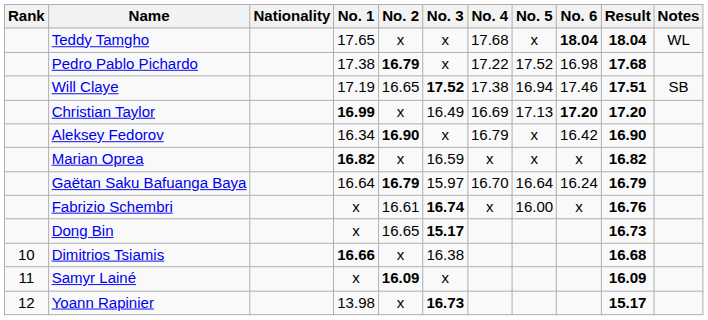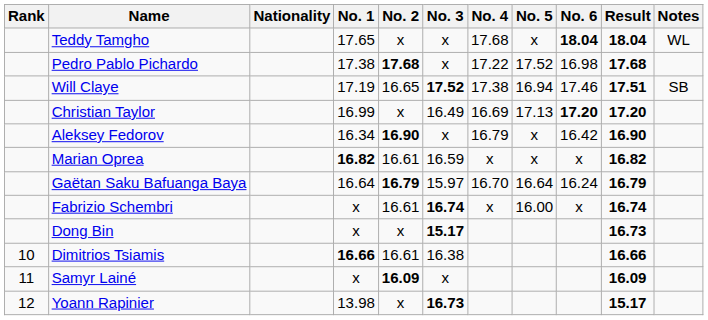(401, 64) 16.79 -> (401, 64) 17.68
(356, 111) bold -> (356, 111) normal
(401, 159) x -> (401, 159) 16.61
(628, 207) 16.76 -> (628, 207) 16.74
(401, 231) 16.65 -> (401, 231) x
(401, 254) x -> (401, 254) 16.61
(628, 254) 16.68 -> (628, 254) 16.66
